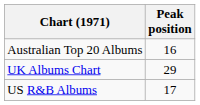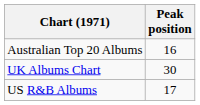(170, 69) 29 -> (170, 69) 30
